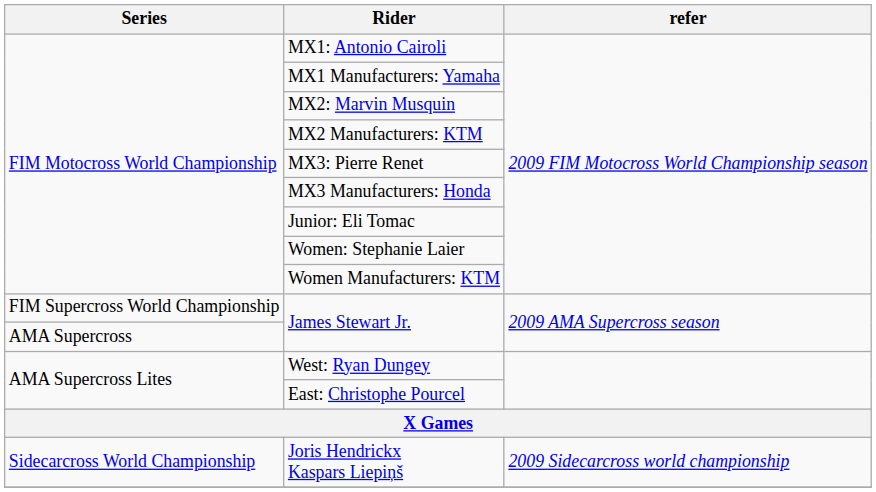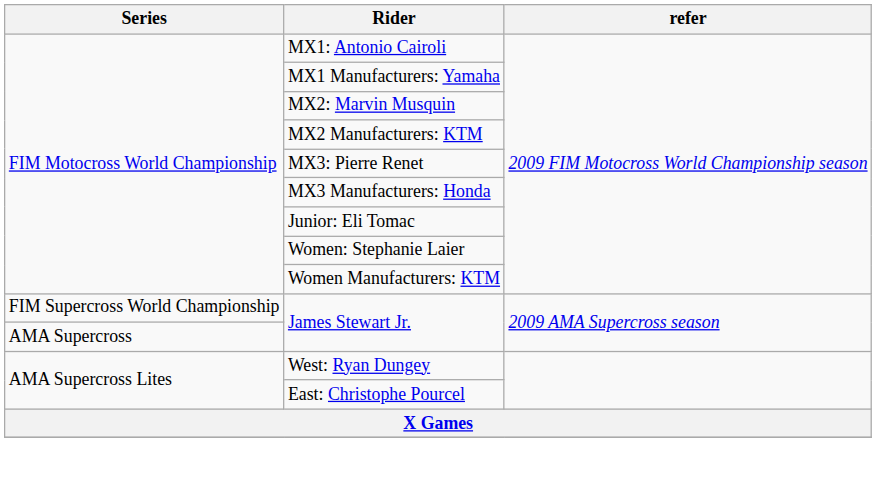- row: (132, 462)
